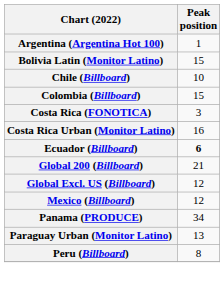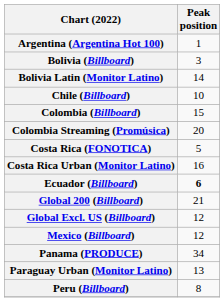+ row: (91, 60)
(199, 60) 15 -> (199, 78) 14
+ row: (91, 130)
(199, 113) 3 -> (199, 148) 5
